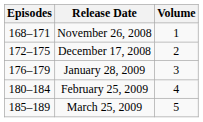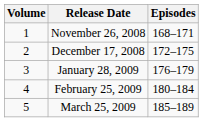columns swapped: (176, 13) <-> (29, 13)
